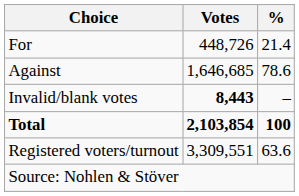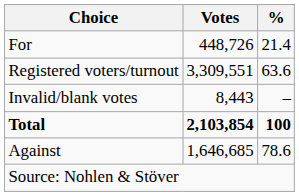rows swapped: (35, 71) <-> (94, 151)
(235, 97) bold -> (235, 97) normal
